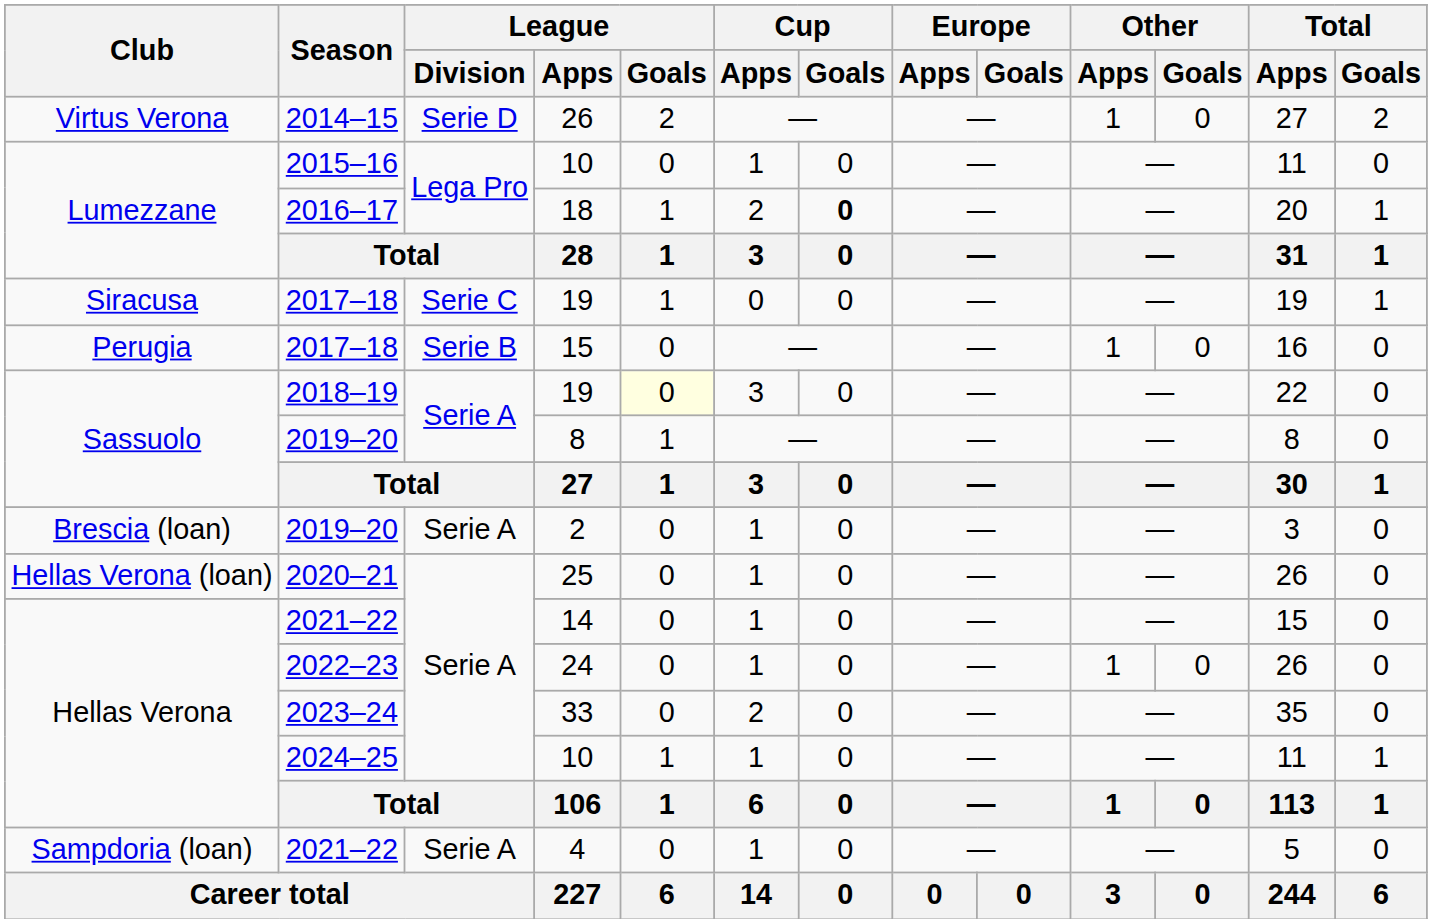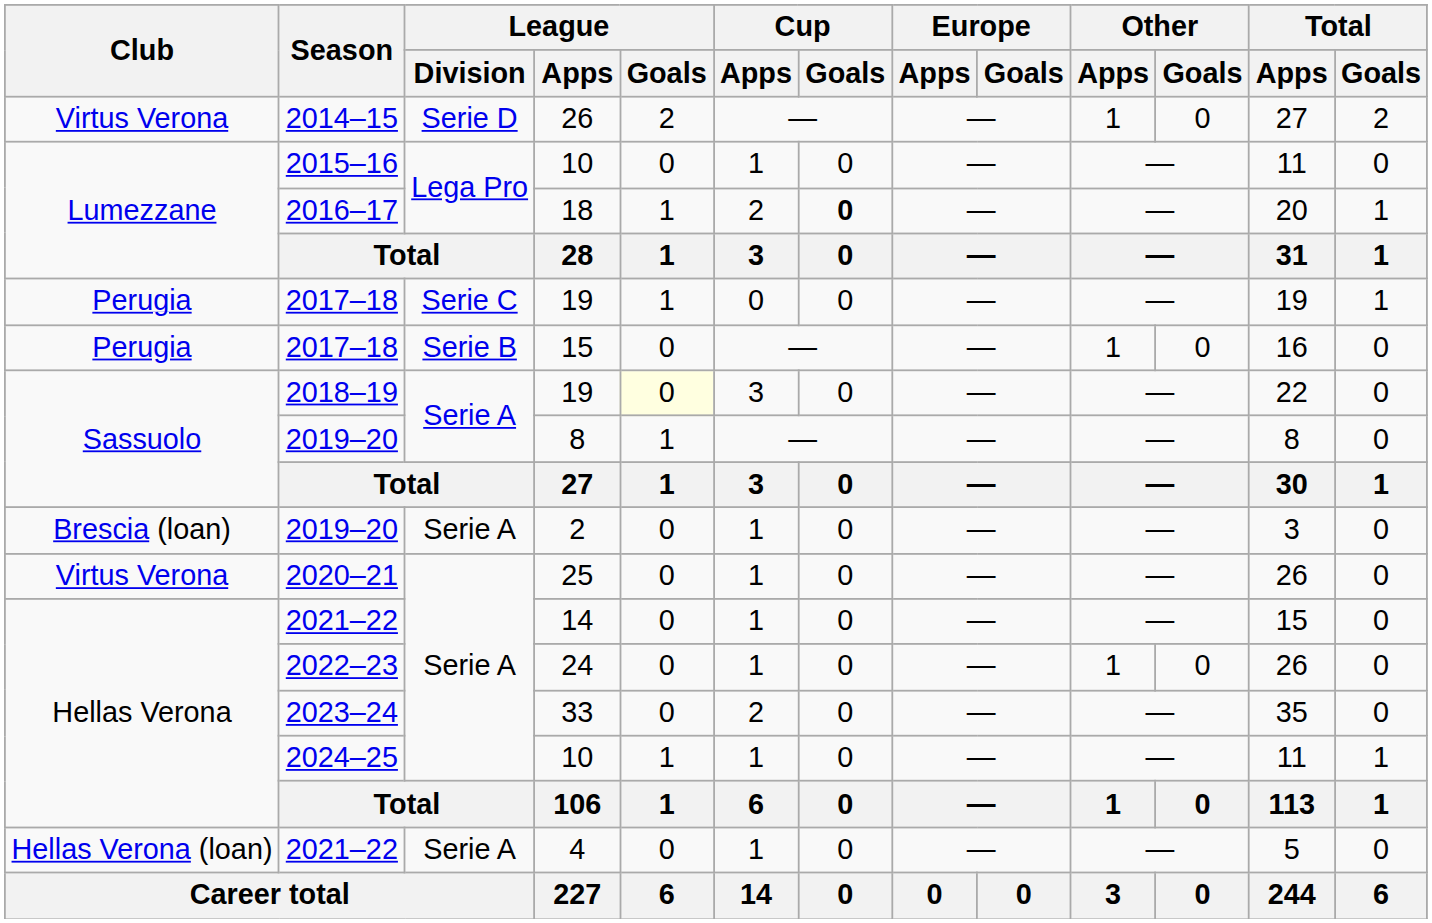(142, 301) Siracusa -> (142, 301) Perugia
(142, 575) Hellas Verona (loan) -> (142, 575) Virtus Verona
(142, 849) Sampdoria (loan) -> (142, 849) Hellas Verona (loan)
